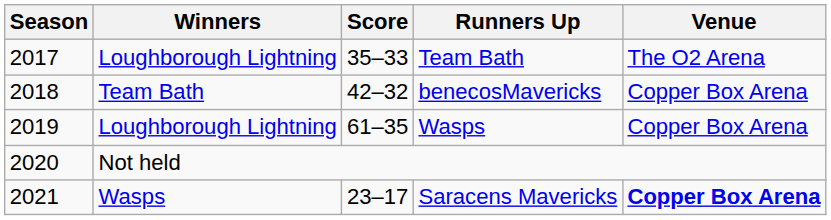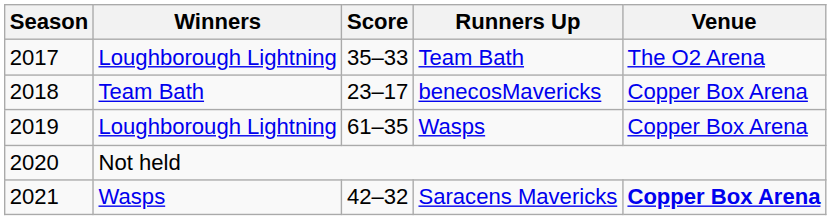(378, 92) 42–32 -> (378, 92) 23–17
(378, 197) 23–17 -> (378, 197) 42–32
